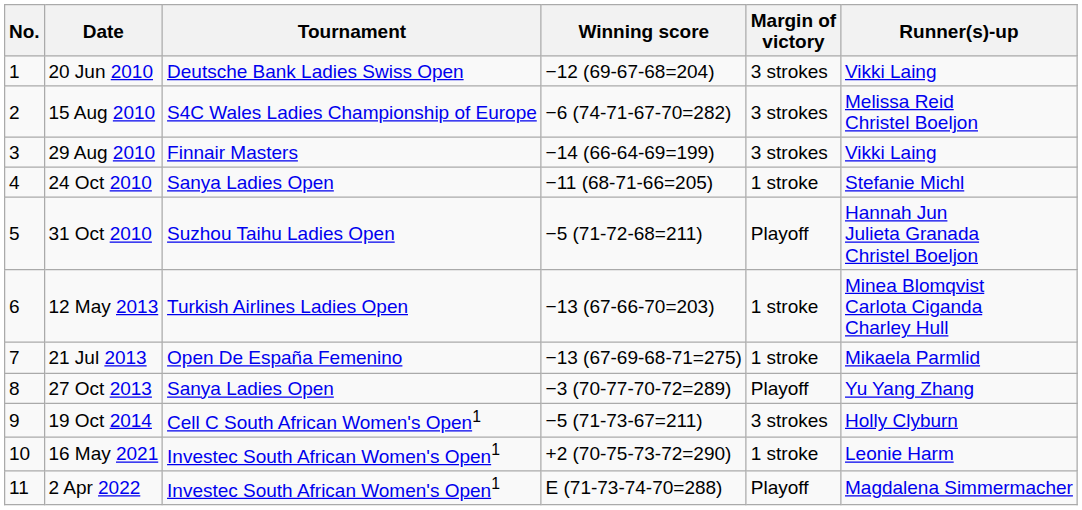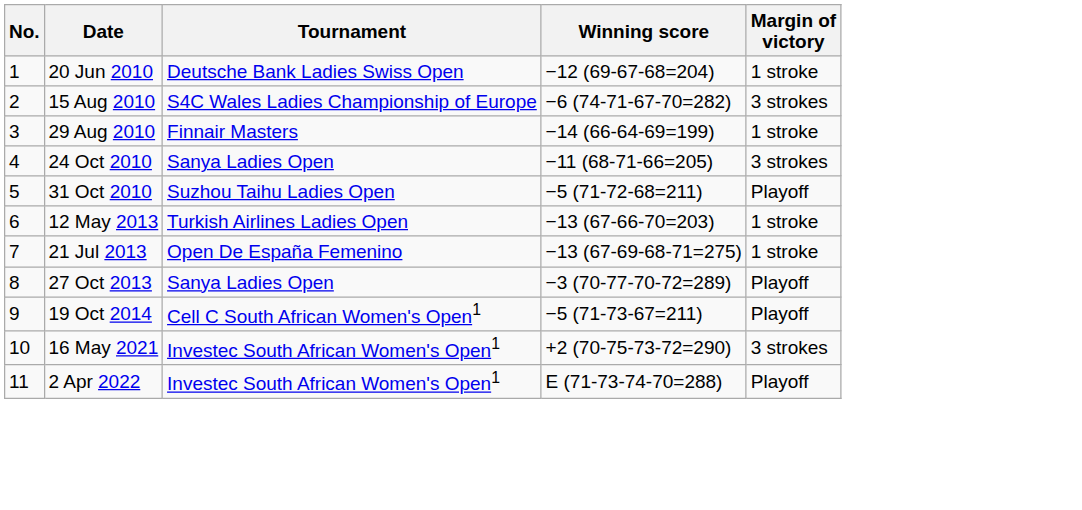- column: (959, 30)
(789, 71) 3 strokes -> (785, 71) 1 stroke
(789, 153) 3 strokes -> (785, 131) 1 stroke
(785, 183) 1 stroke -> (789, 161) 3 strokes
(789, 420) 3 strokes -> (780, 314) Playoff
(785, 454) 1 stroke -> (789, 348) 3 strokes
